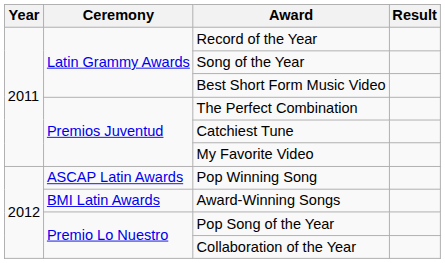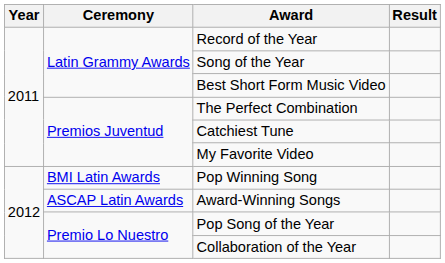(115, 177) ASCAP Latin Awards -> (103, 177) BMI Latin Awards
(103, 200) BMI Latin Awards -> (115, 200) ASCAP Latin Awards
